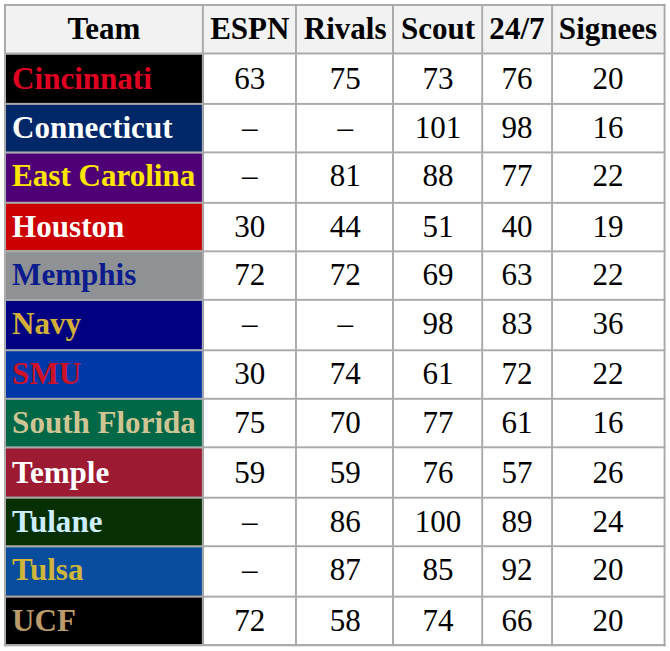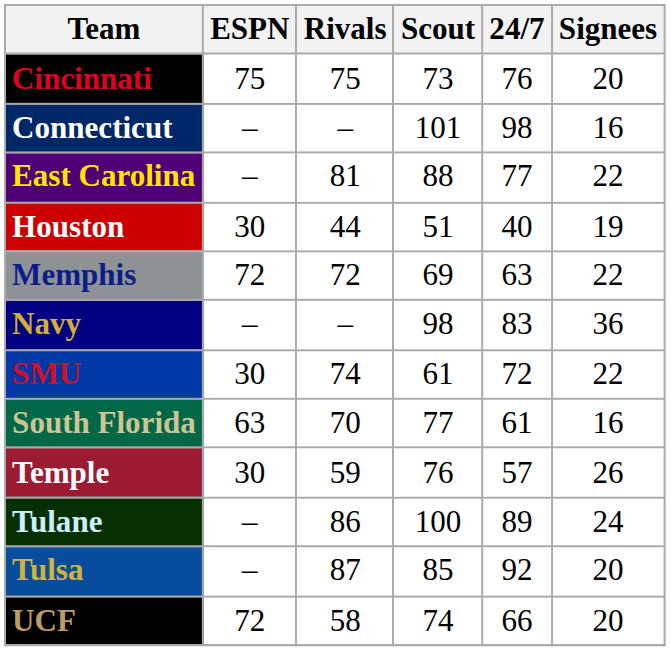(250, 78) 63 -> (250, 78) 75
(250, 422) 75 -> (250, 422) 63
(250, 472) 59 -> (250, 472) 30
